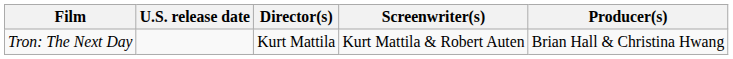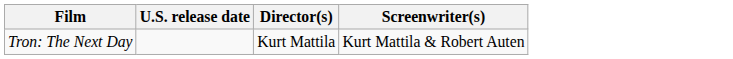- column: (628, 16)
